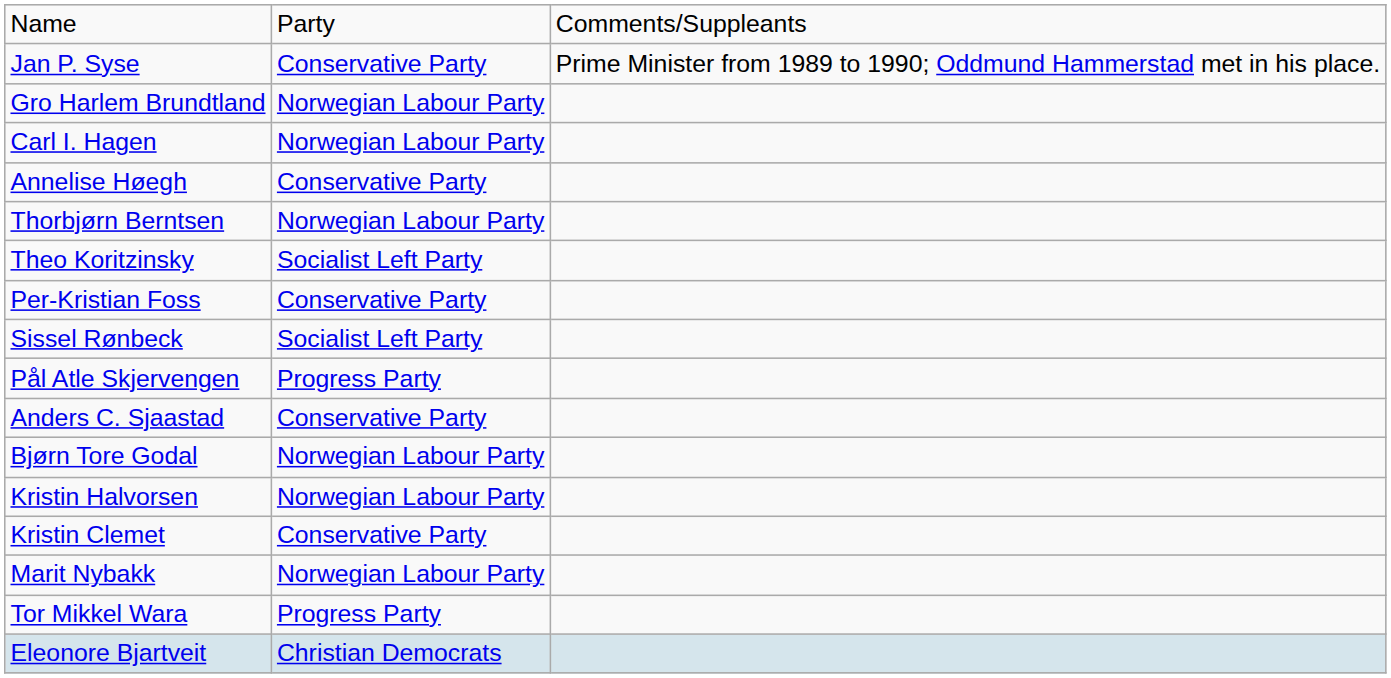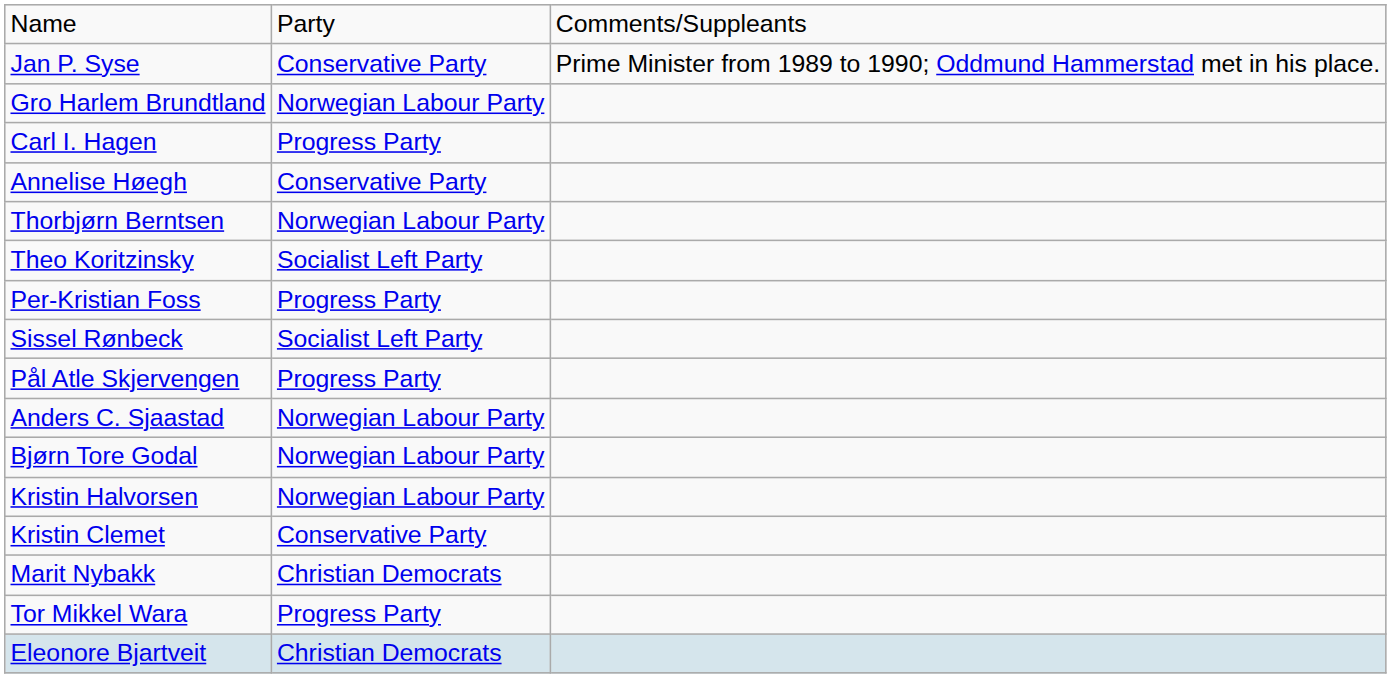(411, 142) Norwegian Labour Party -> (359, 142) Progress Party
(382, 299) Conservative Party -> (359, 299) Progress Party
(382, 417) Conservative Party -> (411, 417) Norwegian Labour Party
(411, 574) Norwegian Labour Party -> (389, 574) Christian Democrats
